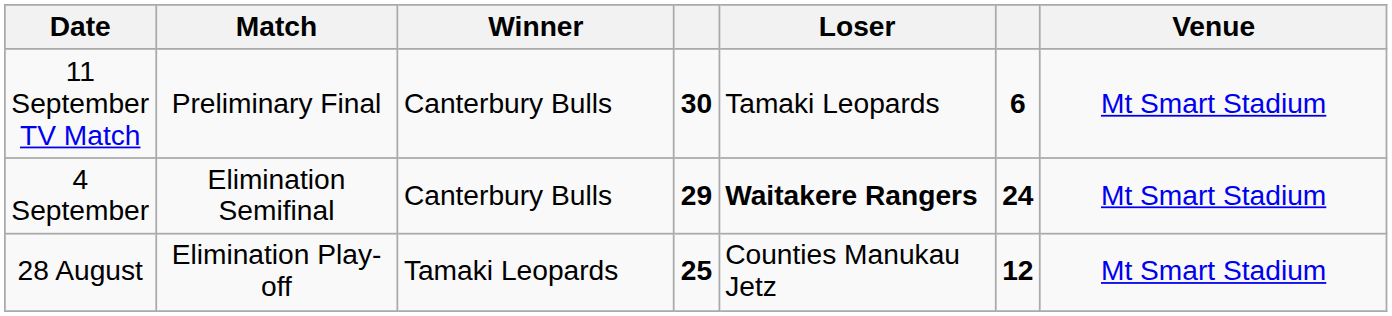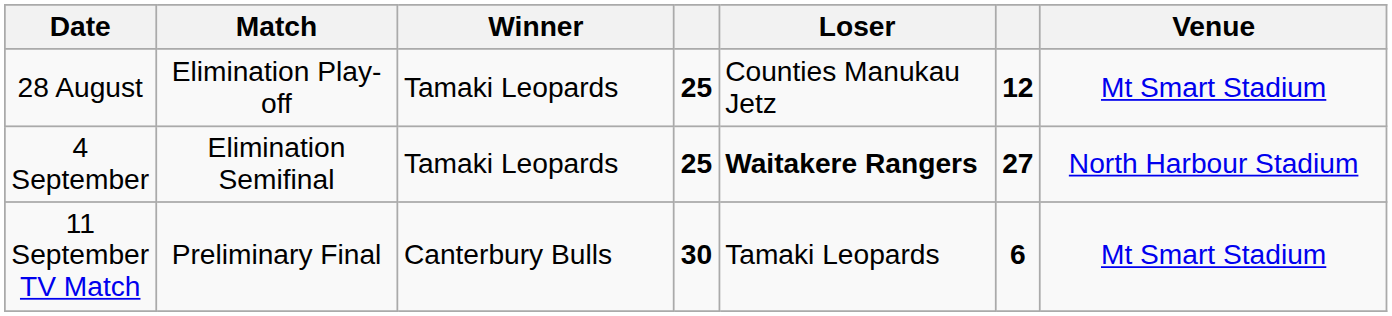rows swapped: (80, 271) <-> (80, 103)
(508, 195) Canterbury Bulls -> (511, 163) Tamaki Leopards
(697, 195) 29 -> (697, 163) 25
(1018, 195) 24 -> (1018, 163) 27
(1214, 195) Mt Smart Stadium -> (1214, 163) North Harbour Stadium
